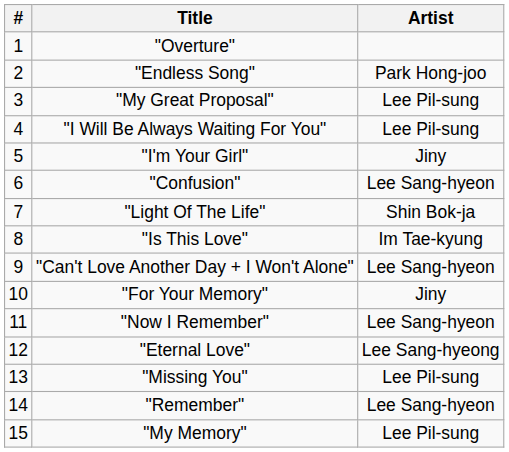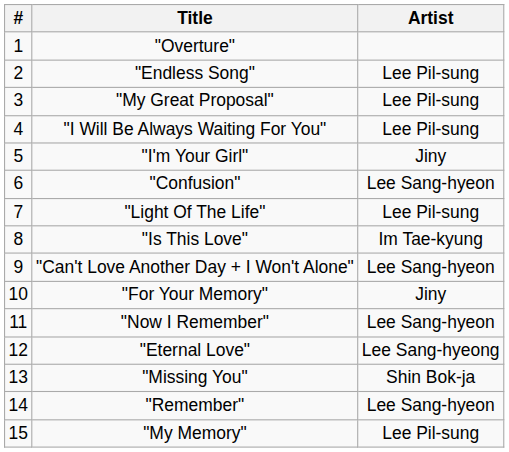(431, 73) Park Hong-joo -> (431, 73) Lee Pil-sung
(431, 211) Shin Bok-ja -> (431, 211) Lee Pil-sung
(431, 377) Lee Pil-sung -> (431, 377) Shin Bok-ja
